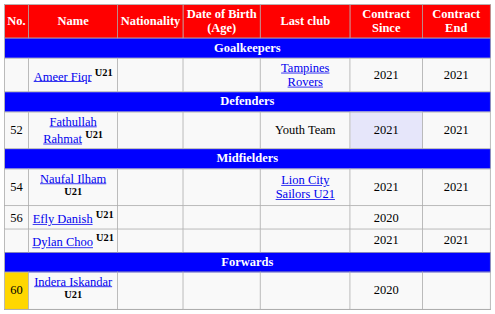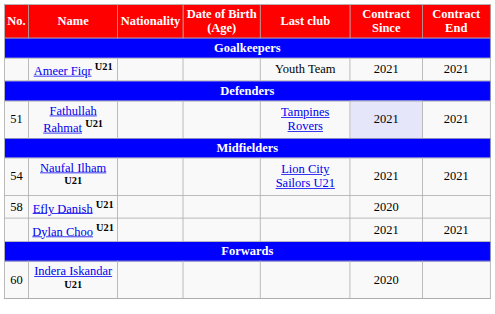(305, 75) Tampines Rovers -> (305, 69) Youth Team
(16, 130) 52 -> (16, 119) 51
(305, 130) Youth Team -> (305, 119) Tampines Rovers
(16, 217) 56 -> (16, 206) 58
(16, 290) gold background -> (16, 280) no background
